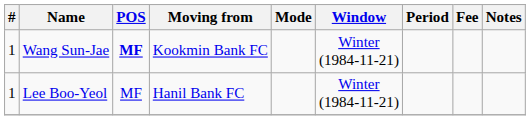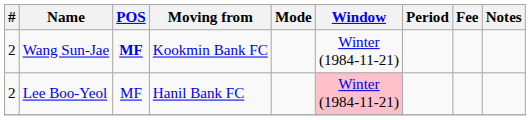(12, 51) 1 -> (12, 51) 2
(12, 94) 1 -> (12, 94) 2
(359, 94) no background -> (359, 94) pink background
